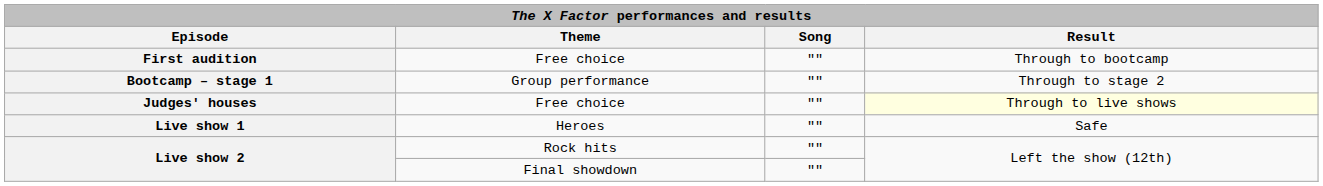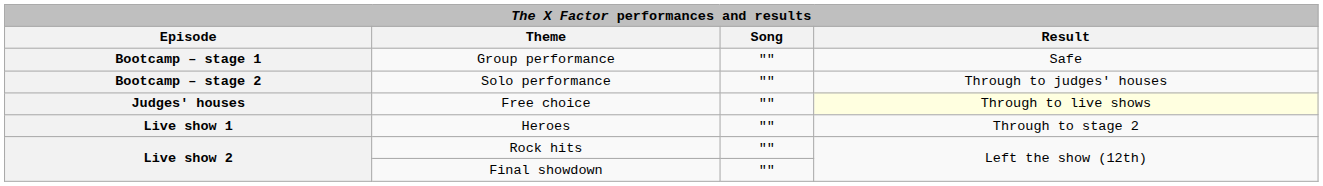- row: (200, 60)
(1091, 82) Through to stage 2 -> (1066, 60) Safe
+ row: (188, 82)
(1091, 126) Safe -> (1066, 126) Through to stage 2
